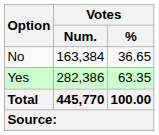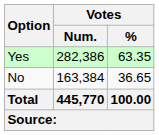rows swapped: (18, 78) <-> (16, 57)
